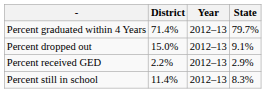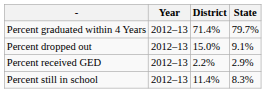columns swapped: (208, 12) <-> (168, 12)
